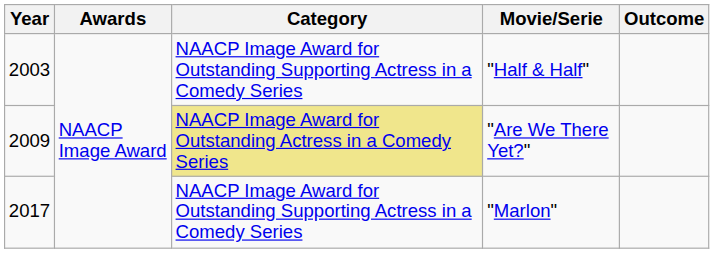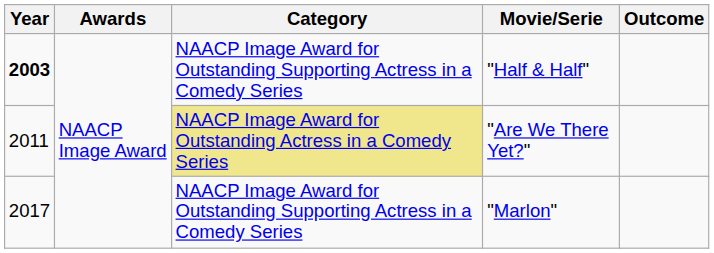(30, 69) normal -> (30, 69) bold
(30, 140) 2009 -> (29, 140) 2011
